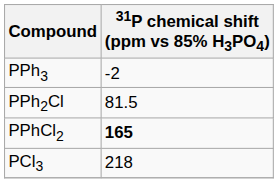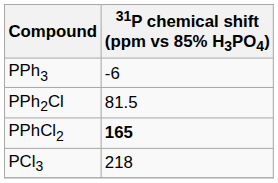(112, 72) -2 -> (112, 72) -6
